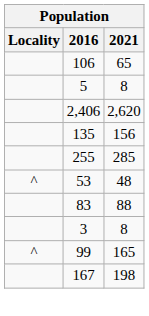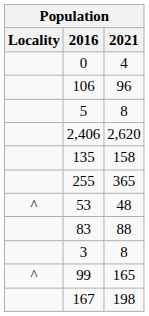+ row: (84, 63)
(124, 63) 65 -> (124, 87) 96
(124, 134) 156 -> (124, 157) 158
(124, 157) 285 -> (124, 181) 365
